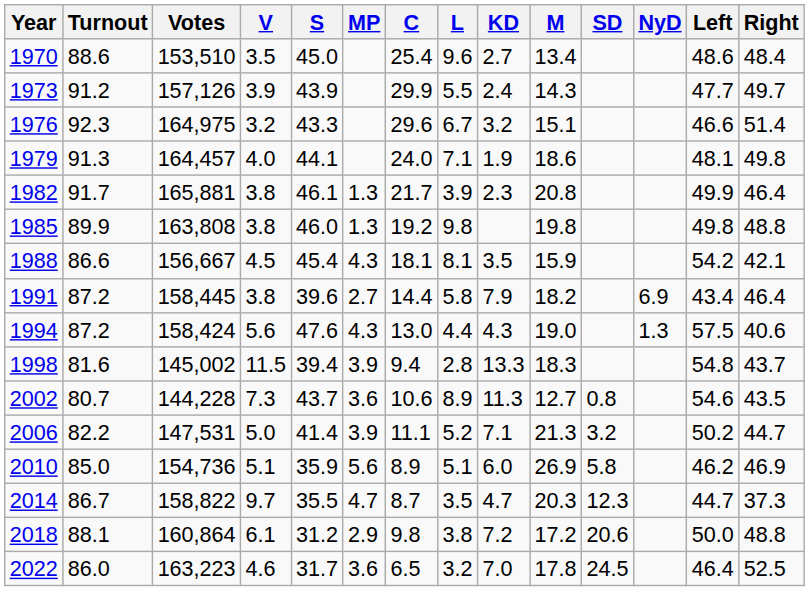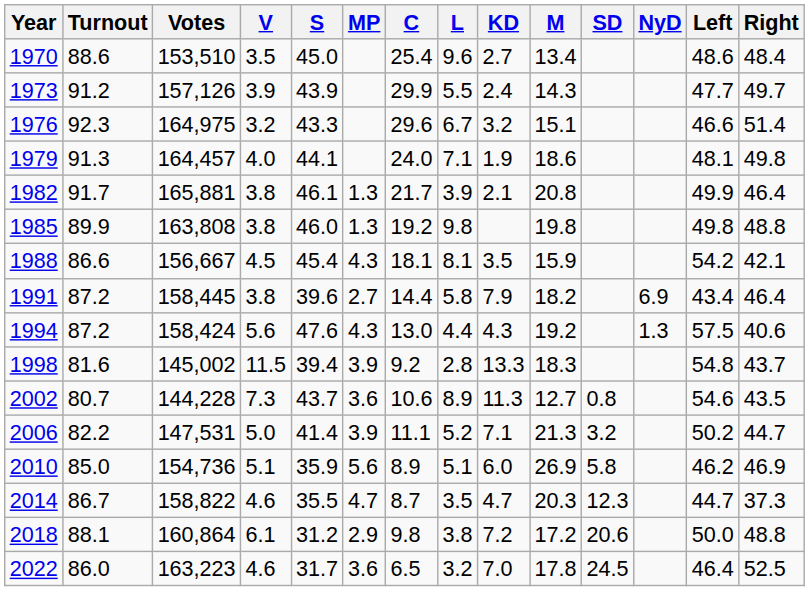(497, 193) 2.3 -> (497, 193) 2.1
(555, 330) 19.0 -> (555, 330) 19.2
(405, 364) 9.4 -> (405, 364) 9.2
(261, 500) 9.7 -> (261, 500) 4.6
